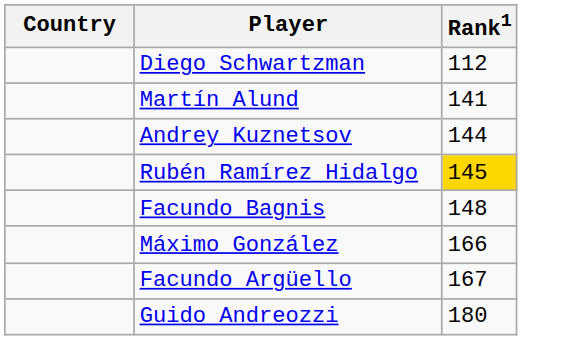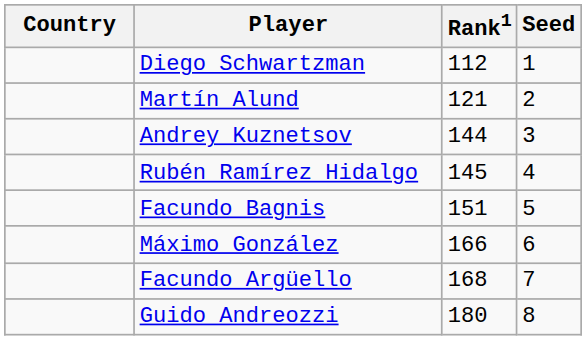+ column: (549, 26)
(468, 101) 141 -> (468, 101) 121
(468, 173) gold background -> (468, 173) no background
(468, 209) 148 -> (468, 209) 151
(468, 281) 167 -> (468, 281) 168
